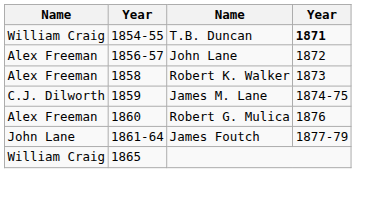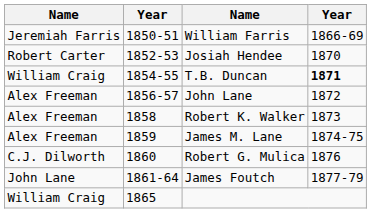+ row: (237, 35)
+ row: (233, 55)
(56, 96) C.J. Dilworth -> (53, 137) Alex Freeman
(53, 116) Alex Freeman -> (56, 157) C.J. Dilworth
